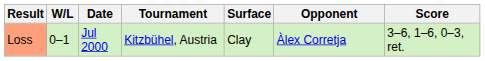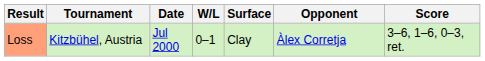columns swapped: (62, 14) <-> (173, 14)
